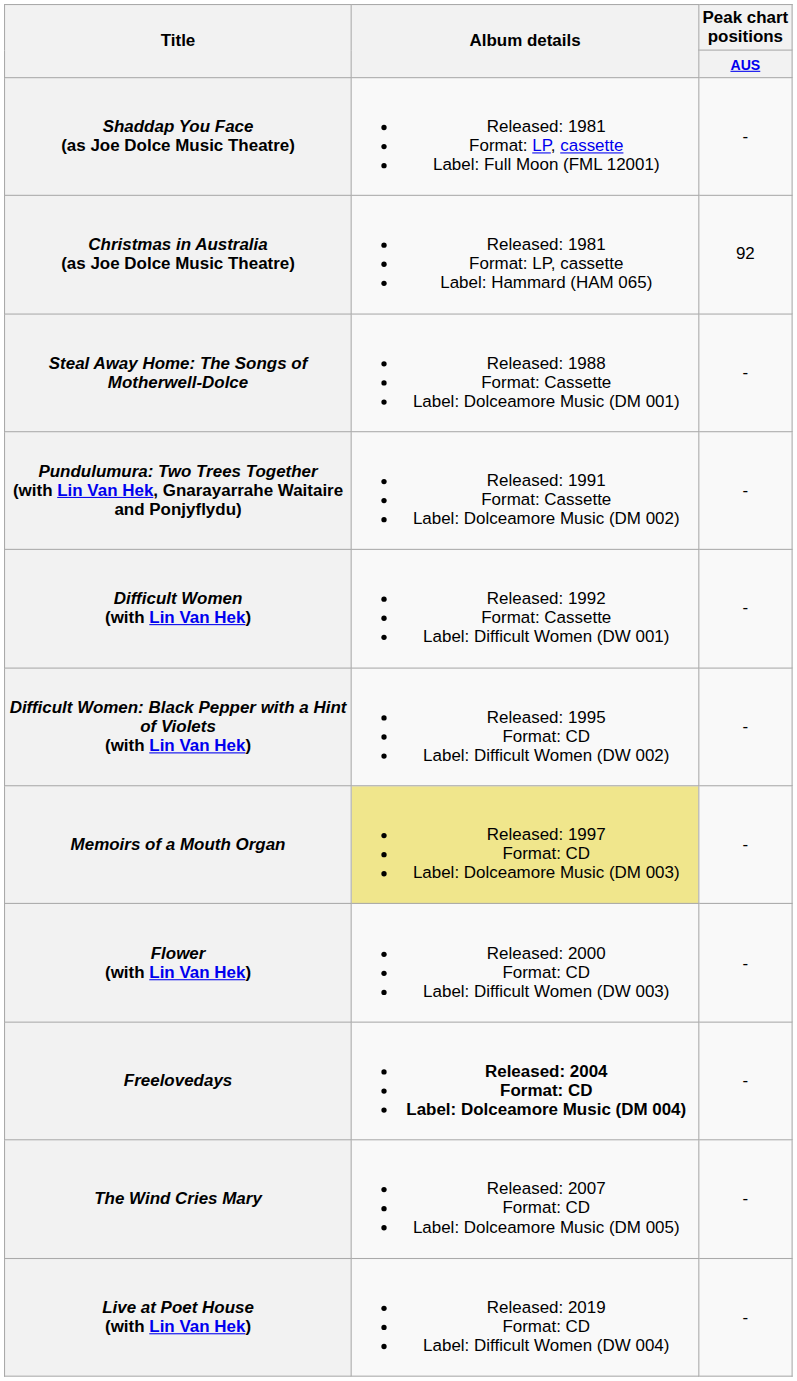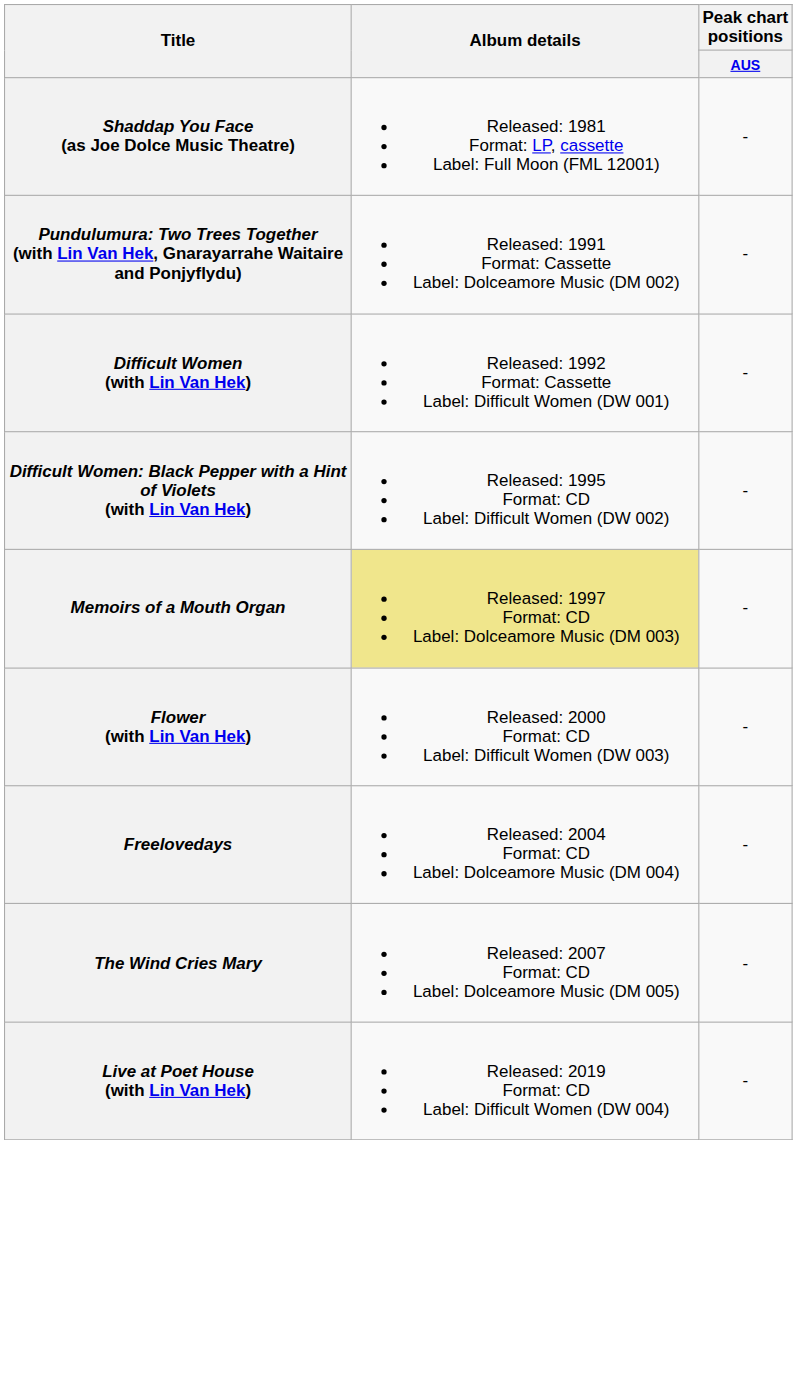- row: (178, 254)
- row: (178, 372)
(525, 1090) bold -> (525, 854) normal
